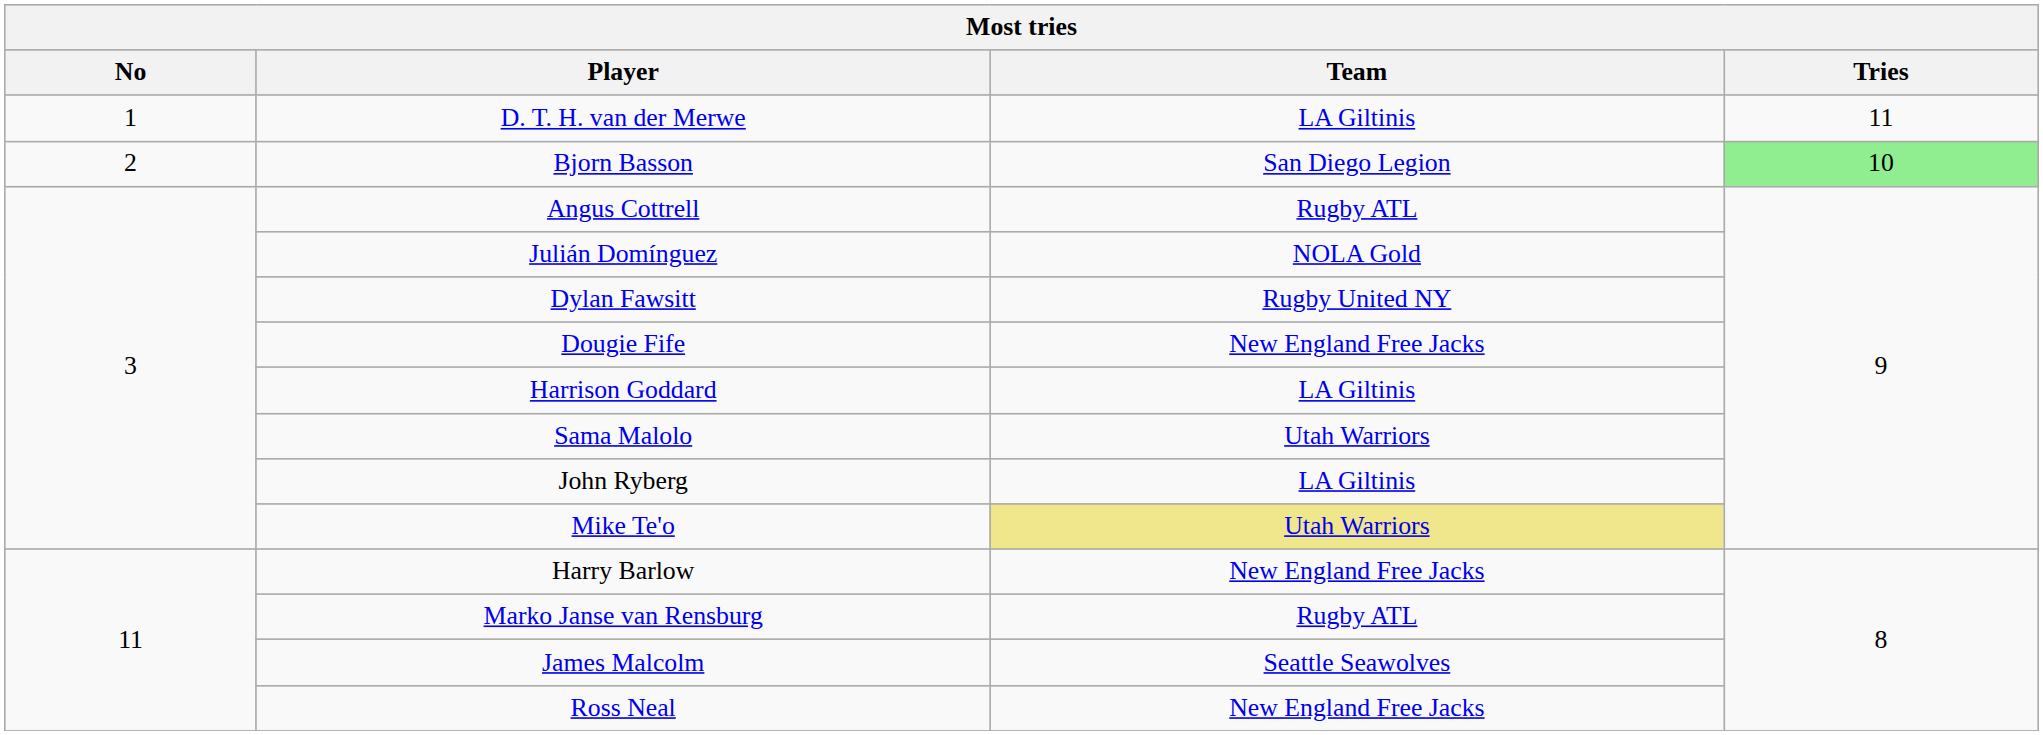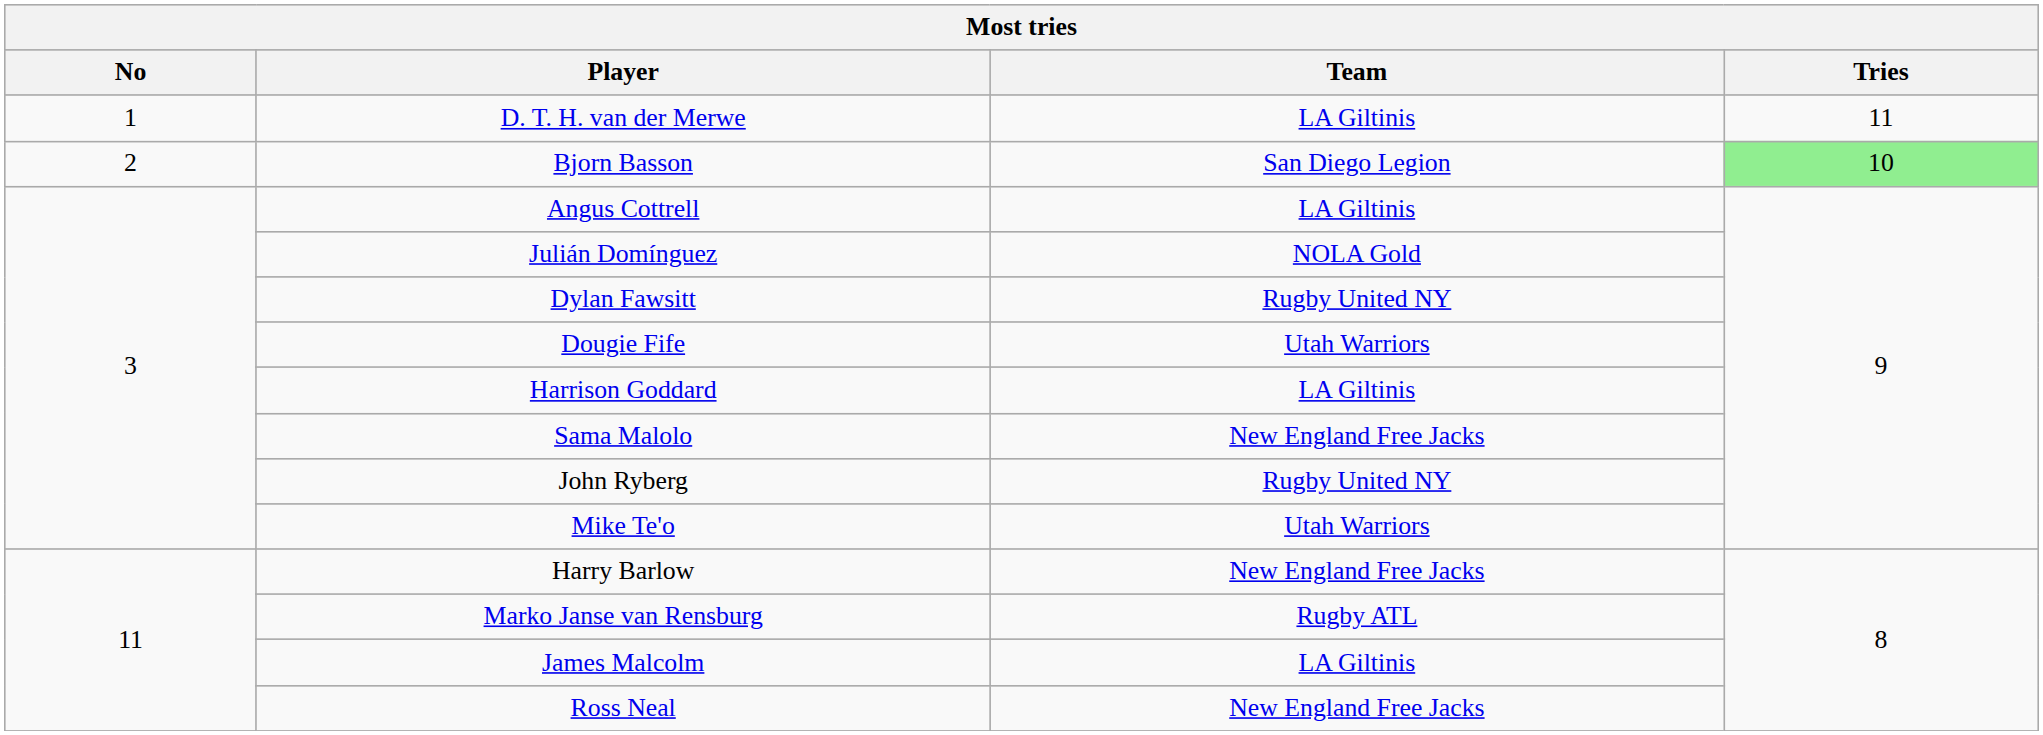(1357, 207) Rugby ATL -> (1357, 207) LA Giltinis
(1357, 344) New England Free Jacks -> (1357, 344) Utah Warriors
(1357, 434) Utah Warriors -> (1357, 434) New England Free Jacks
(1357, 480) LA Giltinis -> (1357, 480) Rugby United NY
(1357, 525) khaki background -> (1357, 525) no background
(1357, 661) Seattle Seawolves -> (1357, 661) LA Giltinis
